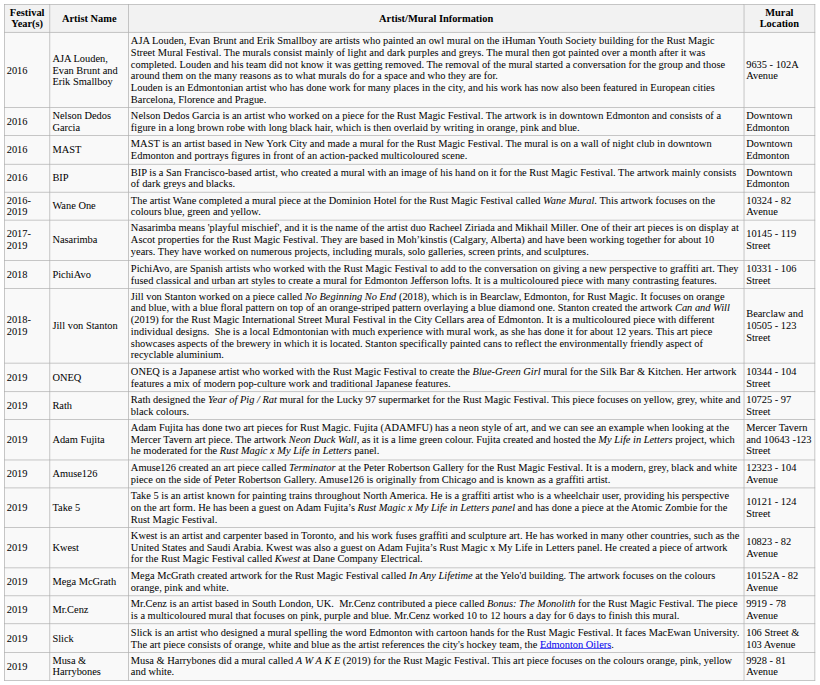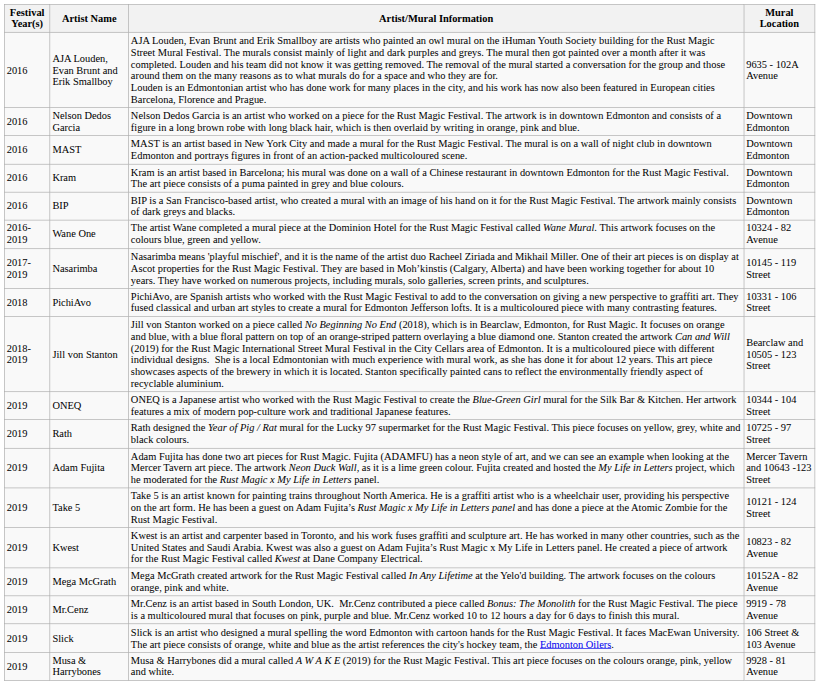+ row: (64, 178)
- row: (75, 473)
